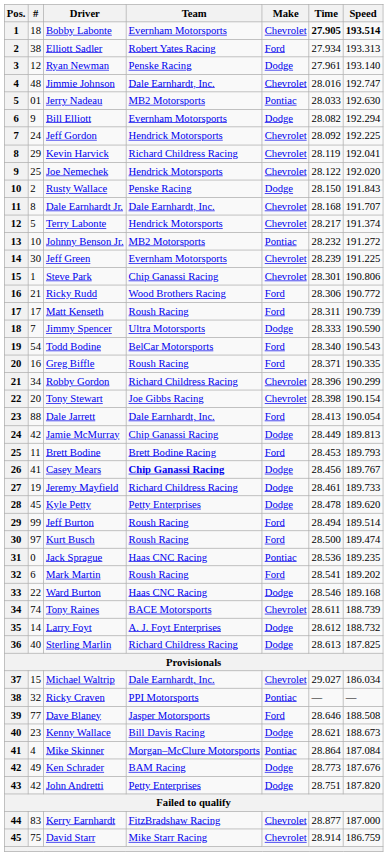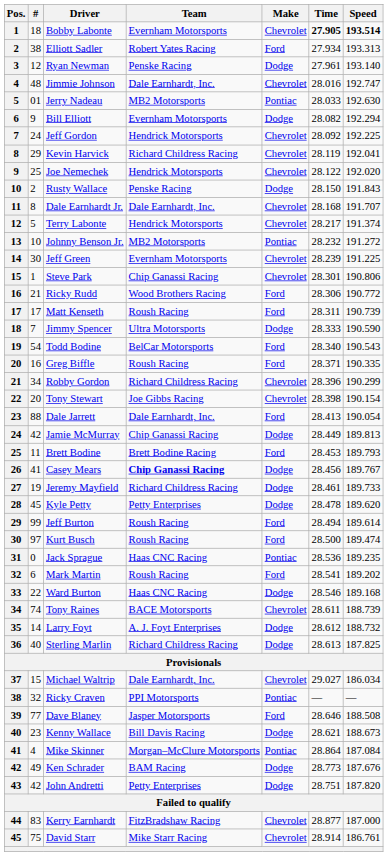(363, 522) 189.514 -> (363, 522) 189.614
(363, 838) 186.759 -> (363, 838) 186.761
